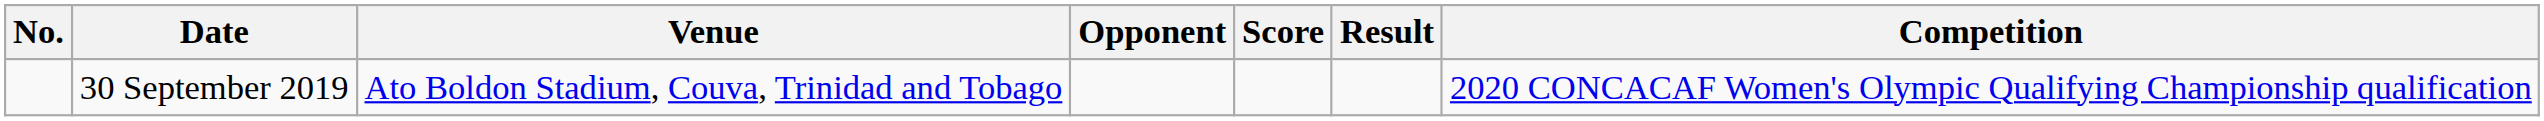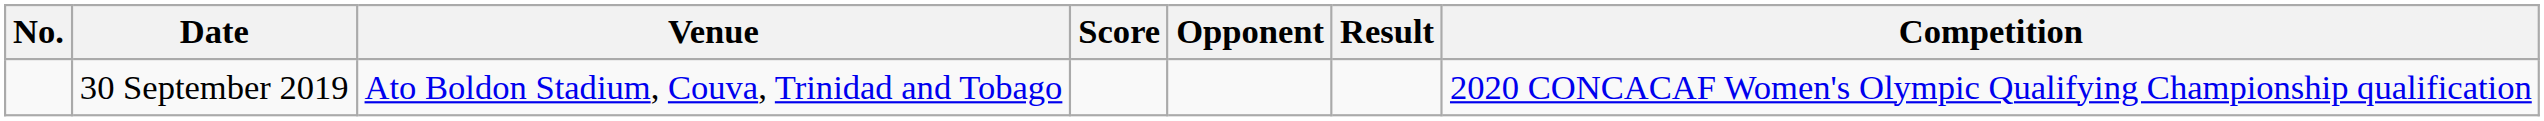columns swapped: (1152, 31) <-> (1283, 31)
